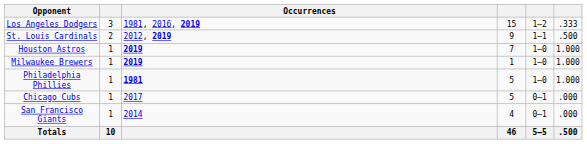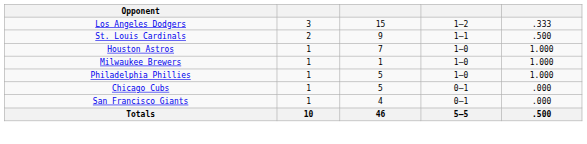- column: (310, 11)
